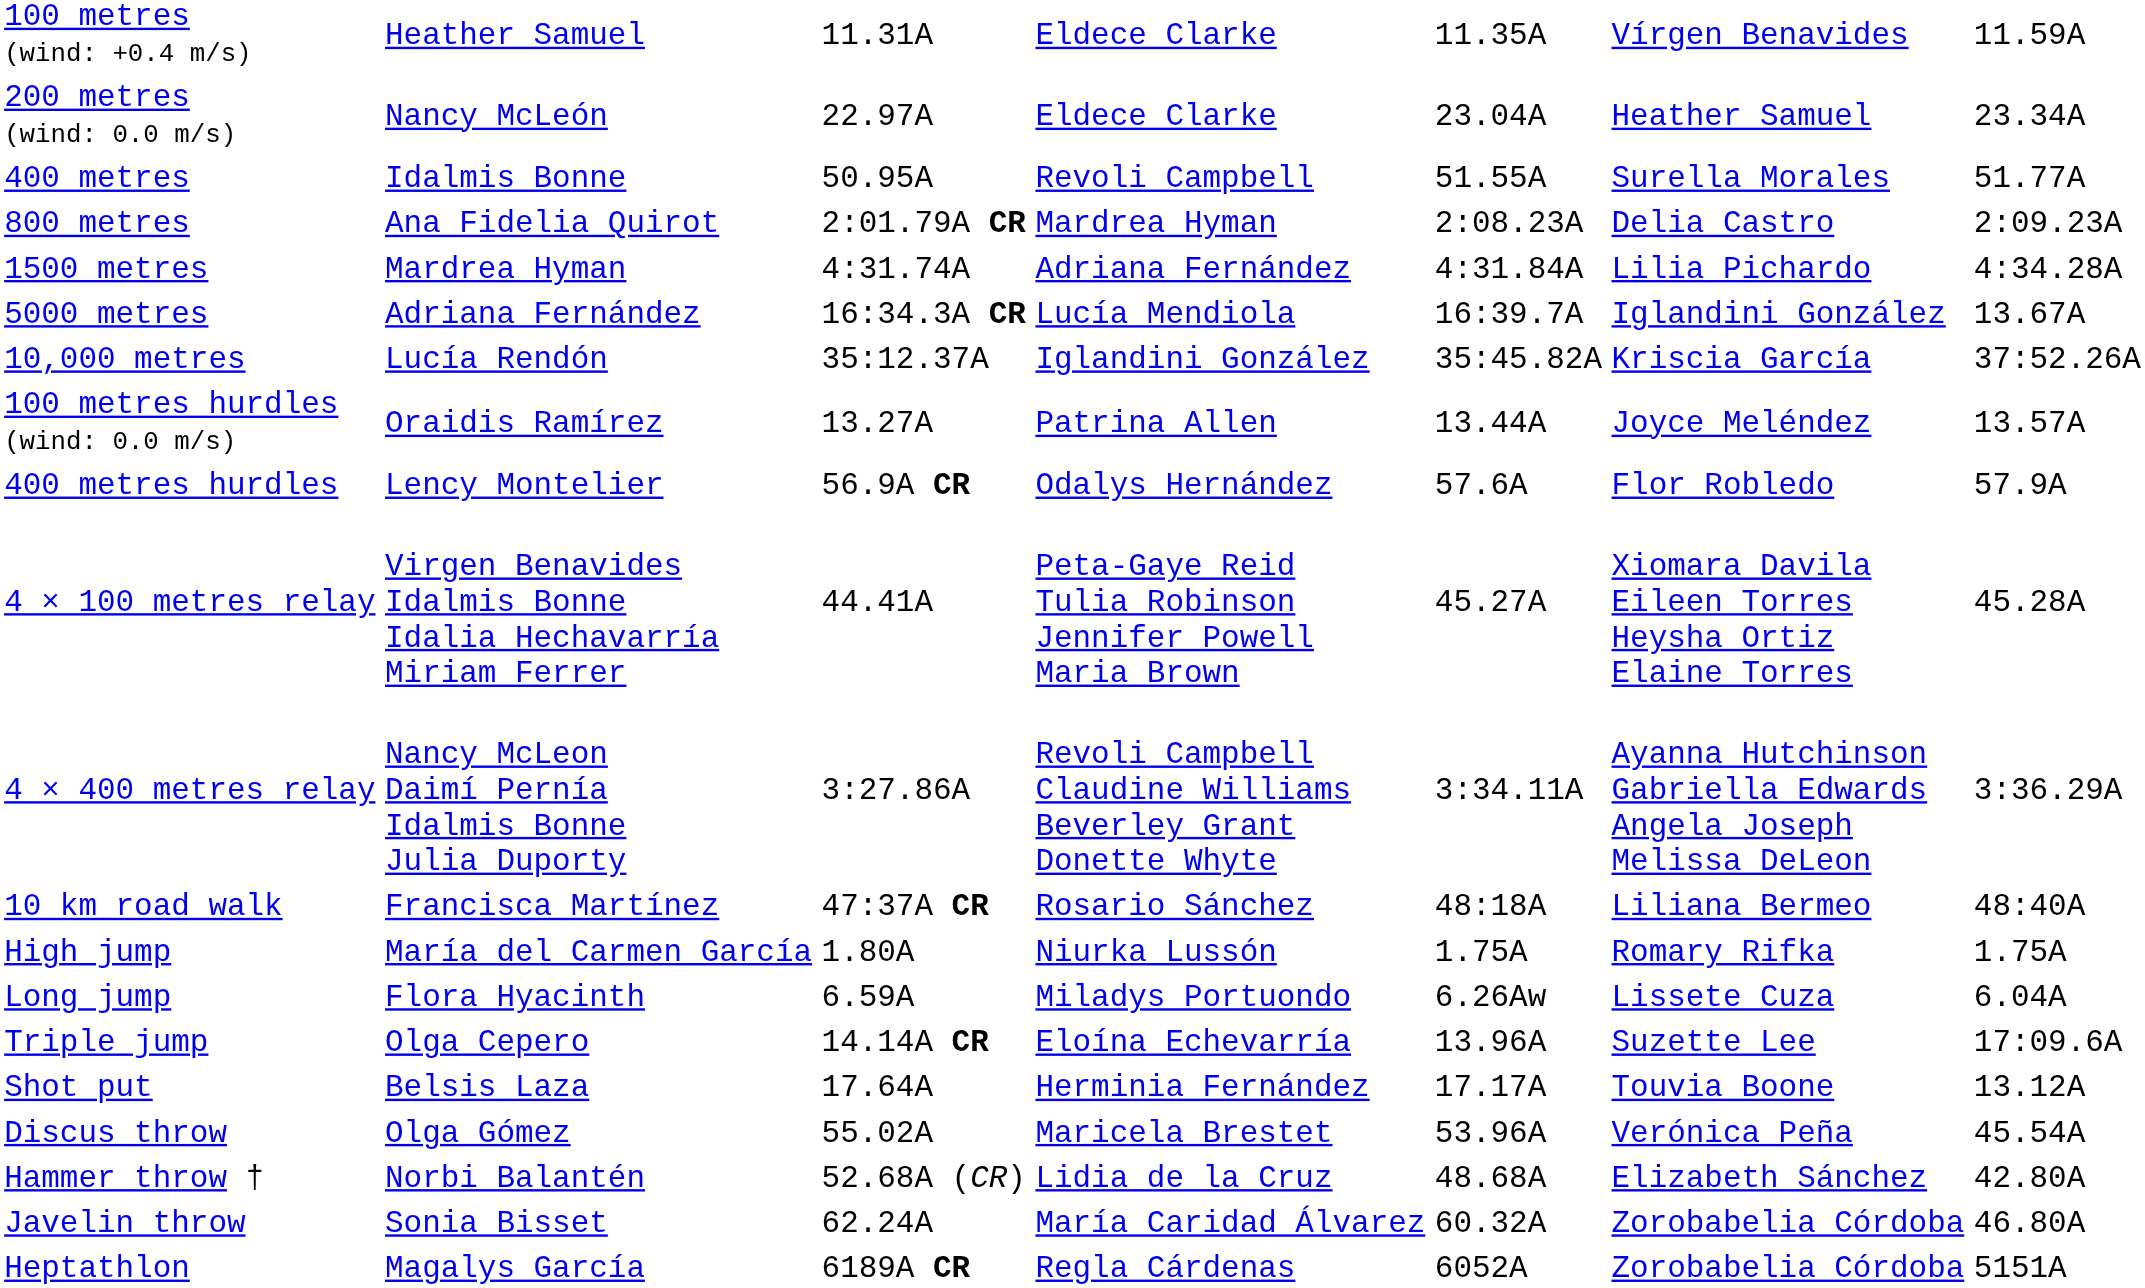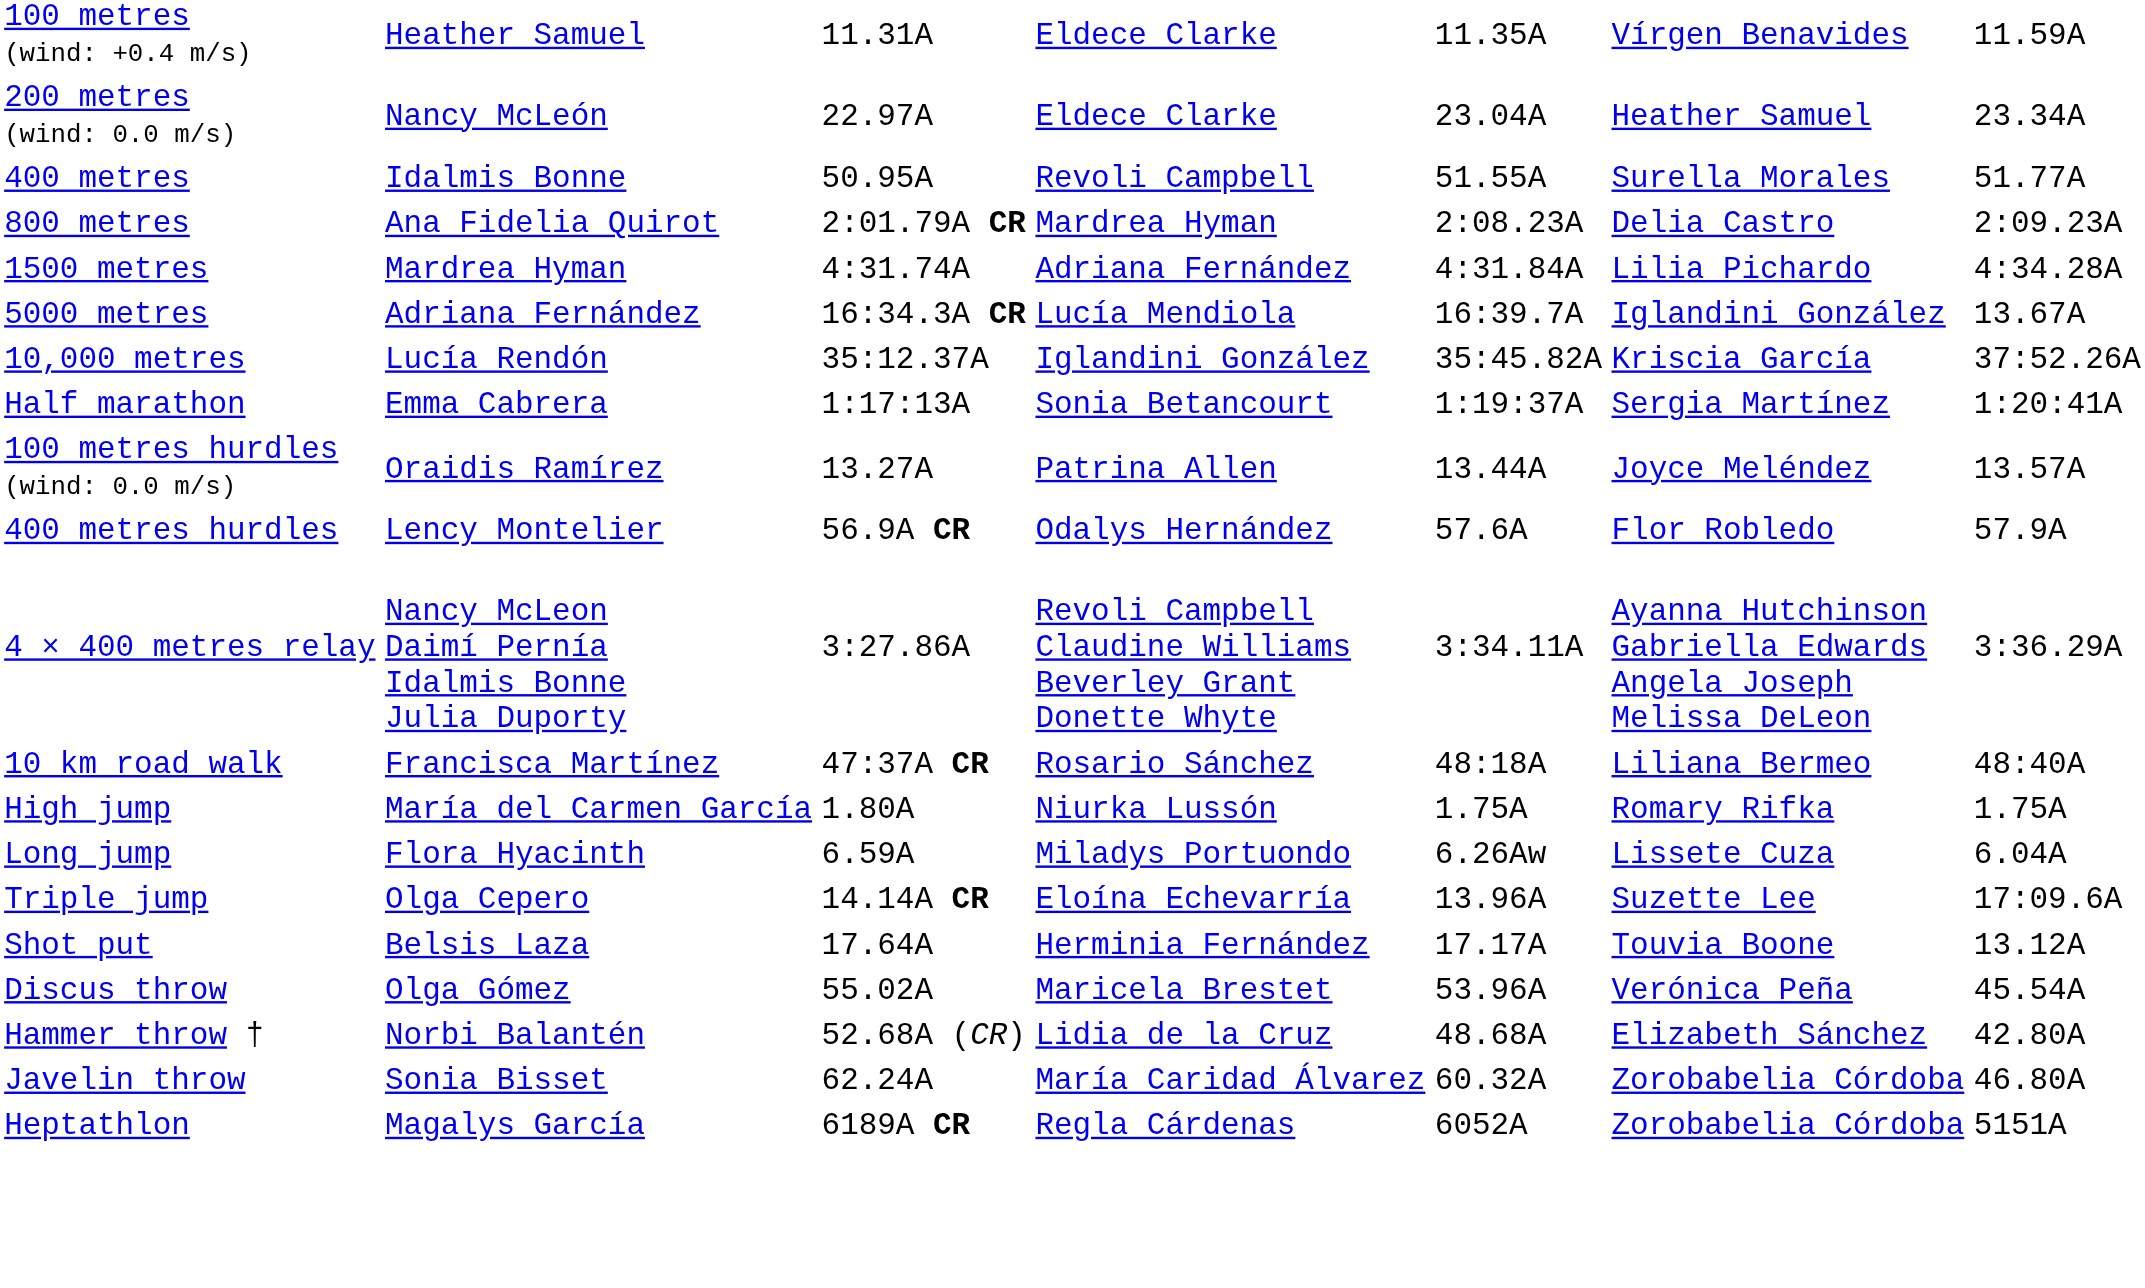+ row: (125, 405)
- row: (190, 602)
